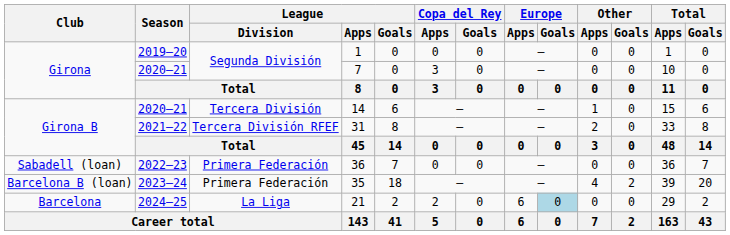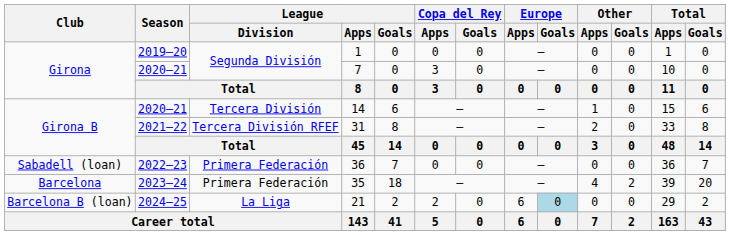(70, 184) Barcelona B (loan) -> (70, 184) Barcelona
(70, 202) Barcelona -> (70, 202) Barcelona B (loan)
